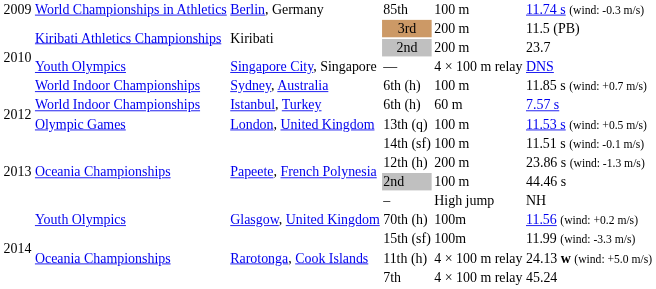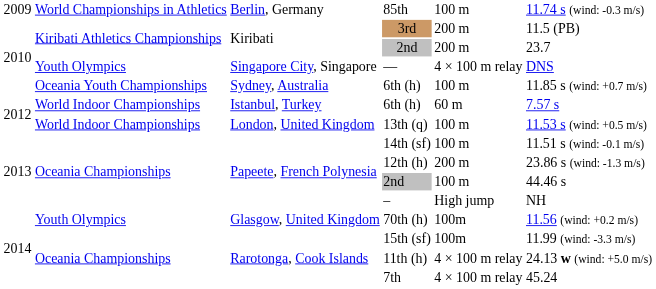(117, 86) World Indoor Championships -> (121, 86) Oceania Youth Championships
(80, 124) Olympic Games -> (117, 124) World Indoor Championships
